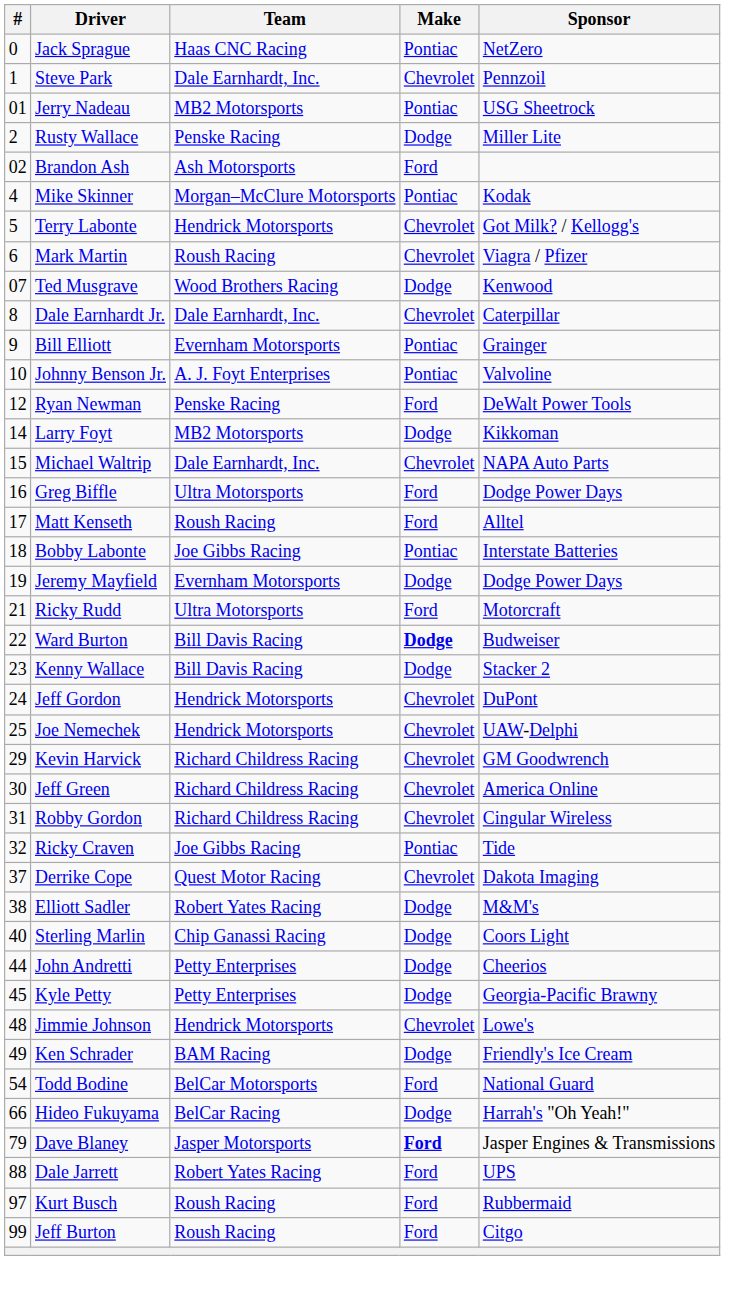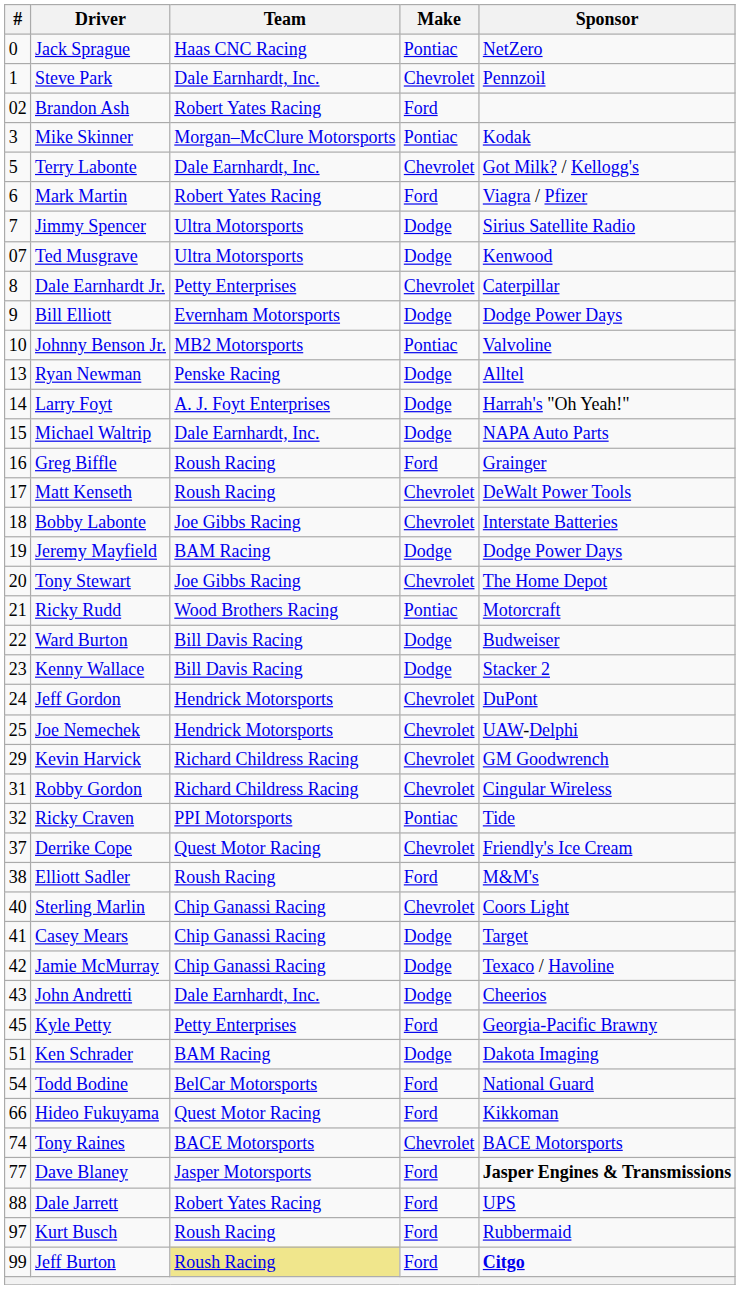- row: (83, 108)
- row: (87, 137)
(235, 167) Ash Motorsports -> (248, 108) Robert Yates Racing
(13, 196) 4 -> (13, 137) 3
(254, 226) Hendrick Motorsports -> (247, 167) Dale Earnhardt, Inc.
(225, 256) Roush Racing -> (248, 196) Robert Yates Racing
(439, 256) Chevrolet -> (421, 196) Ford
+ row: (91, 226)
(256, 285) Wood Brothers Racing -> (239, 256) Ultra Motorsports
(247, 315) Dale Earnhardt, Inc. -> (235, 285) Petty Enterprises
(431, 344) Pontiac -> (428, 315) Dodge
(515, 344) Grainger -> (553, 315) Dodge Power Days
(252, 374) A. J. Foyt Enterprises -> (239, 344) MB2 Motorsports
(18, 403) 12 -> (18, 374) 13
(421, 403) Ford -> (428, 374) Dodge
(557, 403) DeWalt Power Tools -> (503, 374) Alltel
(239, 433) MB2 Motorsports -> (252, 403) A. J. Foyt Enterprises
(521, 433) Kikkoman -> (556, 403) Harrah's "Oh Yeah!"
(439, 463) Chevrolet -> (428, 433) Dodge
(239, 492) Ultra Motorsports -> (225, 463) Roush Racing
(553, 492) Dodge Power Days -> (515, 463) Grainger
(421, 522) Ford -> (439, 492) Chevrolet
(503, 522) Alltel -> (557, 492) DeWalt Power Tools
(431, 551) Pontiac -> (439, 522) Chevrolet
(257, 581) Evernham Motorsports -> (222, 551) BAM Racing
+ row: (83, 581)
(239, 610) Ultra Motorsports -> (256, 610) Wood Brothers Racing
(421, 610) Ford -> (431, 610) Pontiac
(428, 640) bold -> (428, 640) normal
- row: (72, 788)
(238, 847) Joe Gibbs Racing -> (233, 817) PPI Motorsports
(541, 877) Dakota Imaging -> (558, 847) Friendly's Ice Cream
(248, 906) Robert Yates Racing -> (225, 877) Roush Racing
(428, 906) Dodge -> (421, 877) Ford
(428, 936) Dodge -> (439, 906) Chevrolet
+ row: (82, 936)
+ row: (97, 965)
(18, 965) 44 -> (18, 995) 43
(235, 965) Petty Enterprises -> (247, 995) Dale Earnhardt, Inc.
(428, 995) Dodge -> (421, 1024) Ford
- row: (93, 1024)
(18, 1054) 49 -> (18, 1054) 51
(558, 1054) Friendly's Ice Cream -> (541, 1054) Dakota Imaging
(227, 1113) BelCar Racing -> (247, 1113) Quest Motor Racing
(428, 1113) Dodge -> (421, 1113) Ford
(556, 1113) Harrah's "Oh Yeah!" -> (521, 1113) Kikkoman
+ row: (80, 1143)
(18, 1143) 79 -> (18, 1172) 77
(423, 1143) bold -> (421, 1172) normal
(599, 1143) normal -> (607, 1172) bold
(225, 1231) no background -> (225, 1261) khaki background
(503, 1231) normal -> (504, 1261) bold
